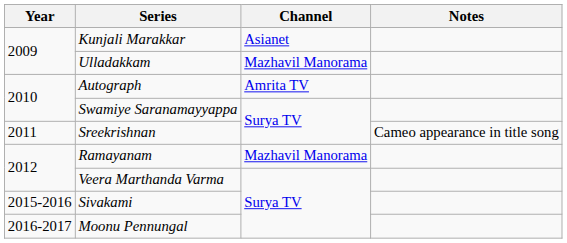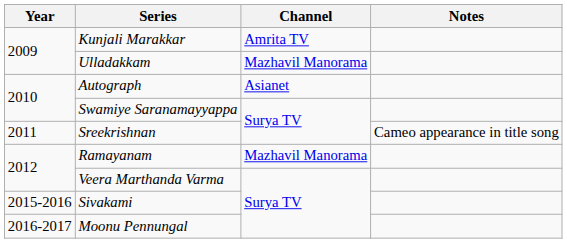(267, 39) Asianet -> (277, 39) Amrita TV
(277, 86) Amrita TV -> (267, 86) Asianet
